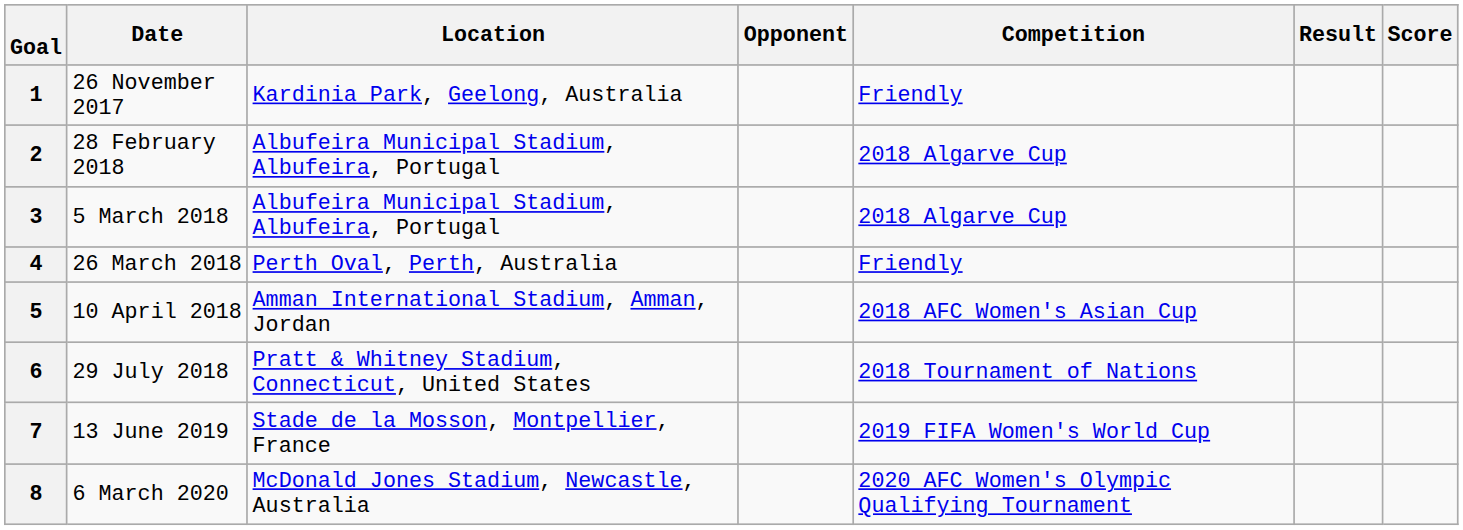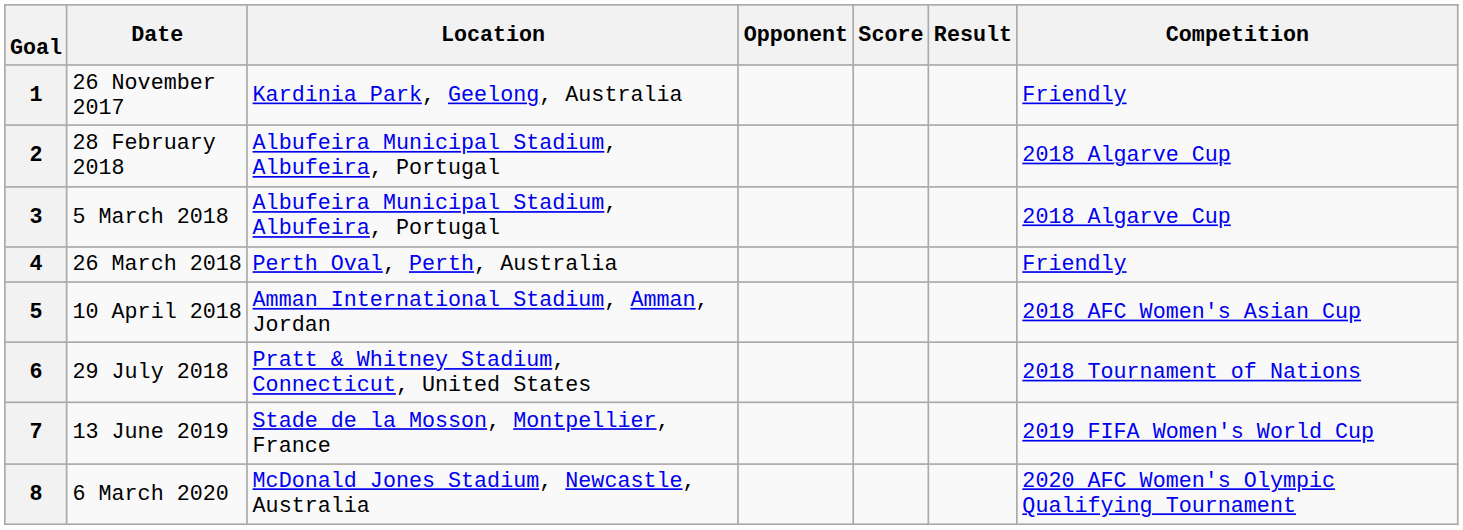columns swapped: (1420, 35) <-> (1073, 35)
